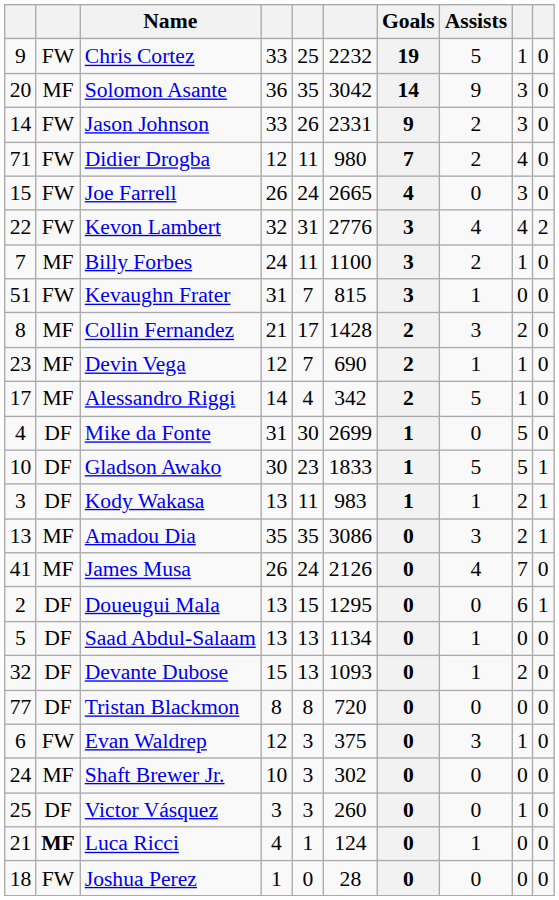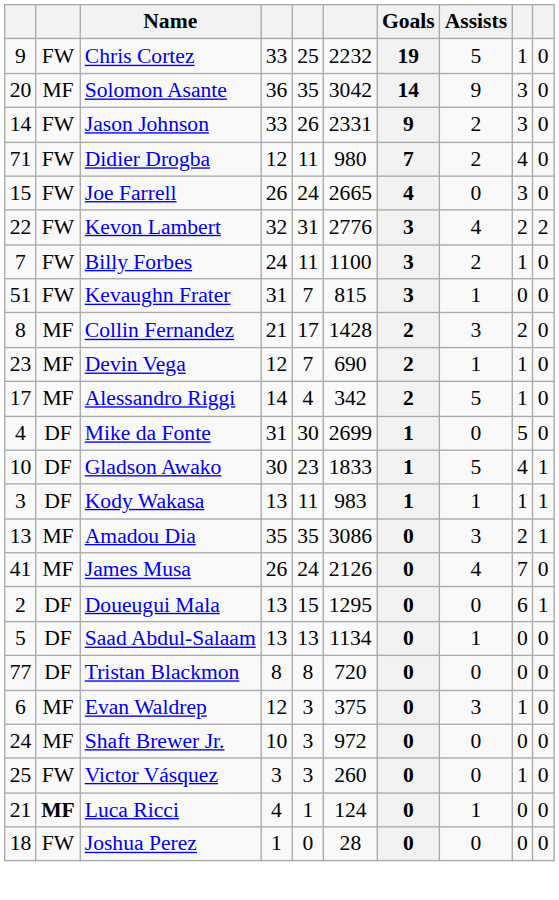(522, 227) 4 -> (522, 227) 2
(58, 261) MF -> (58, 261) FW
(522, 466) 5 -> (522, 466) 4
(522, 501) 2 -> (522, 501) 1
- row: (156, 672)
(58, 741) FW -> (58, 706) MF
(350, 775) 302 -> (350, 741) 972
(58, 809) DF -> (58, 775) FW
